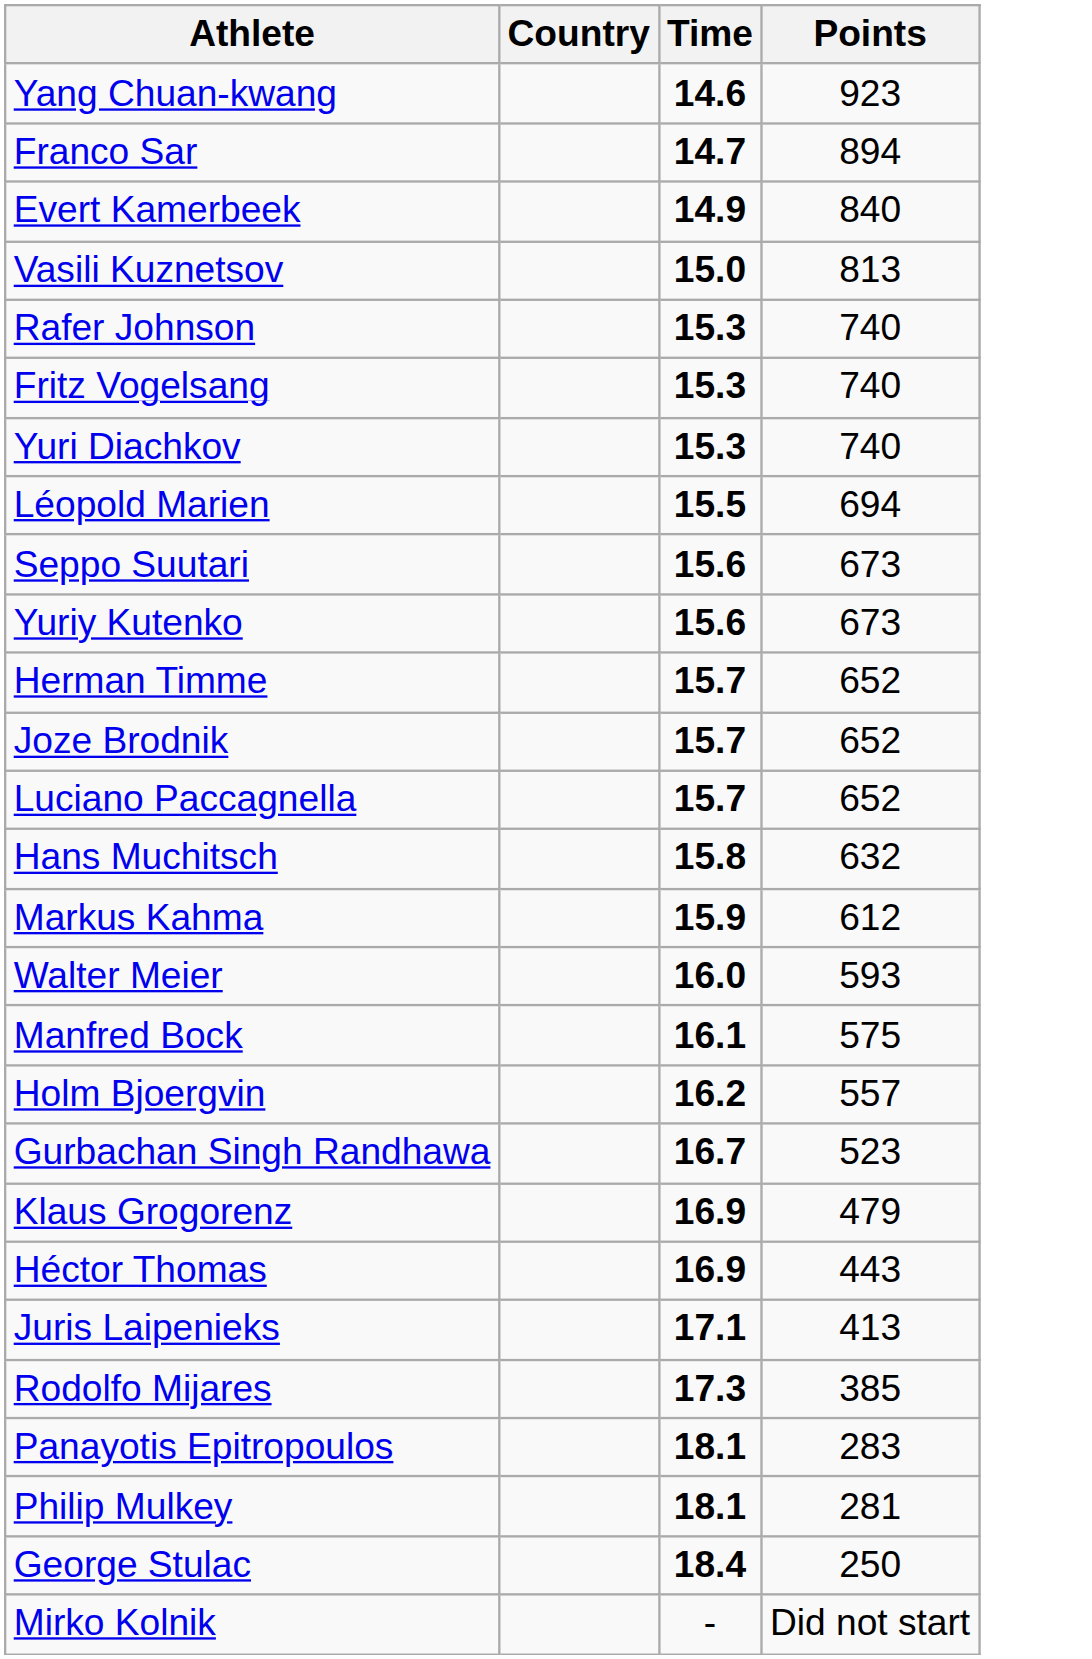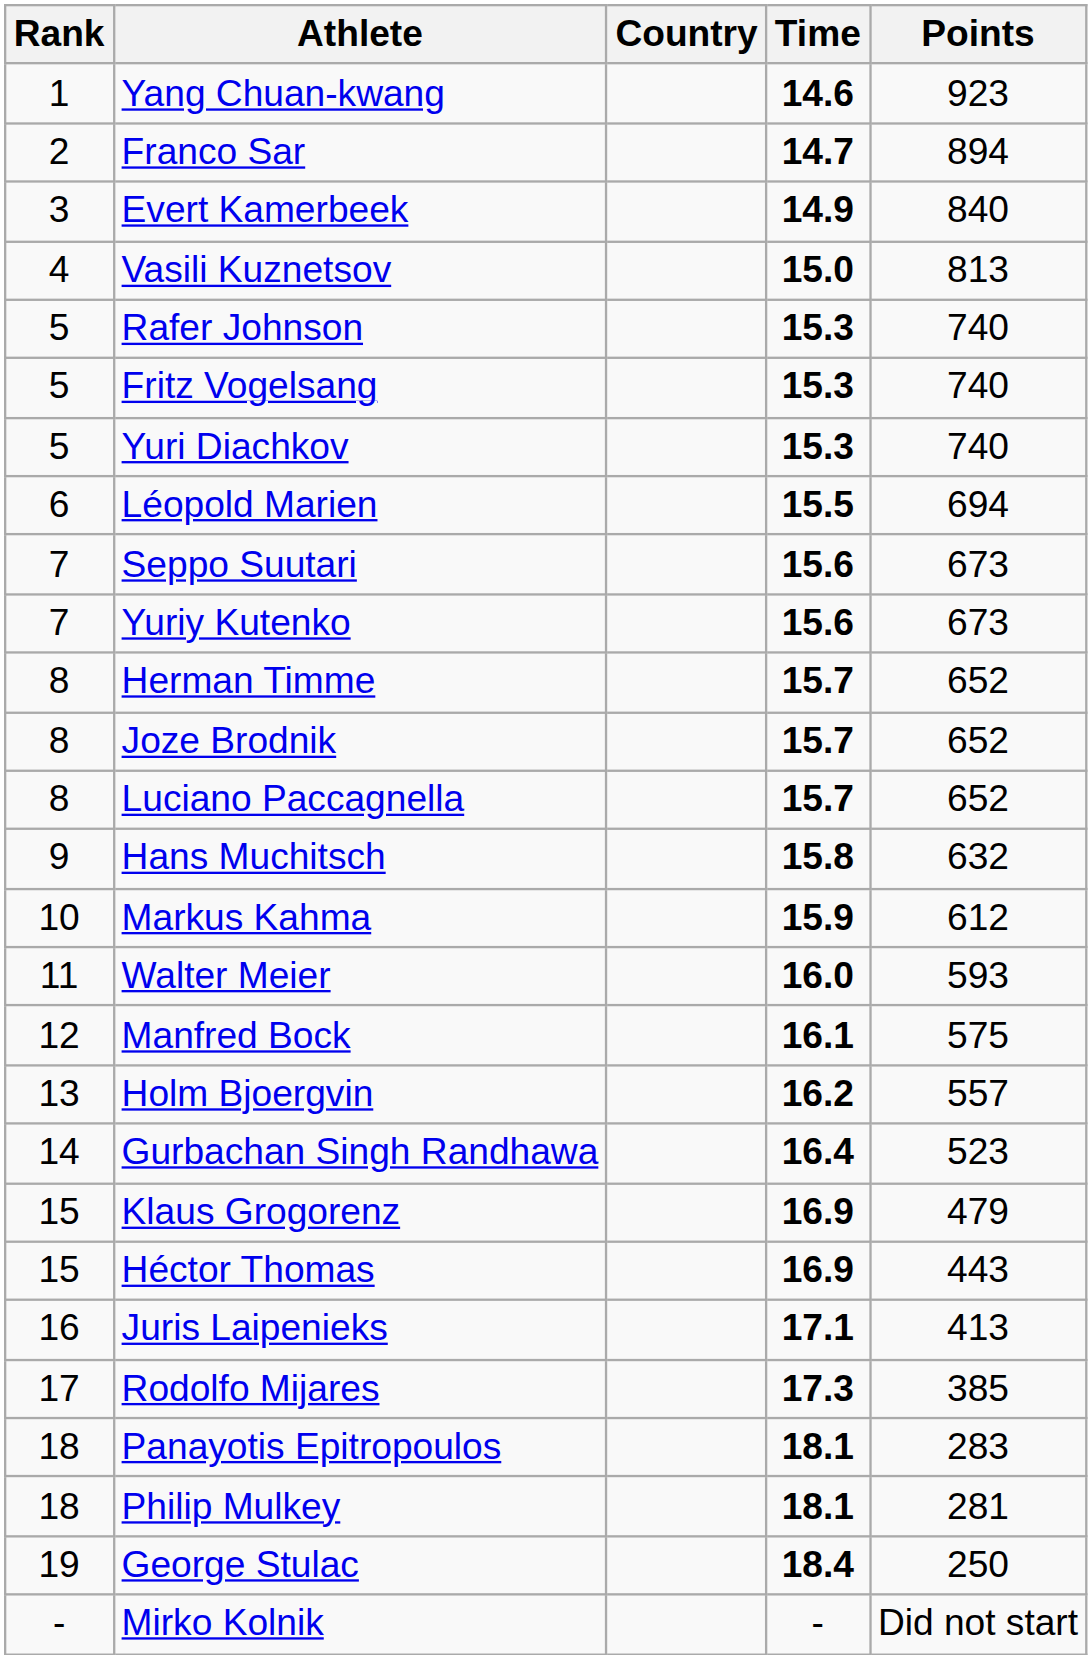+ column: (59, 33)
(710, 1152) 16.7 -> (818, 1152) 16.4
